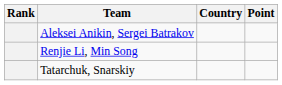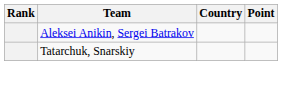- row: (89, 51)
